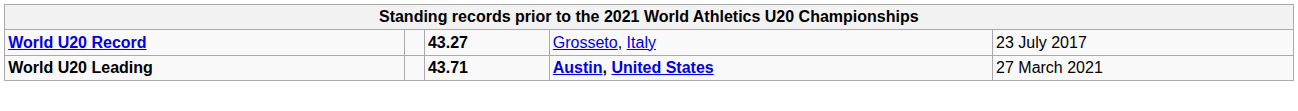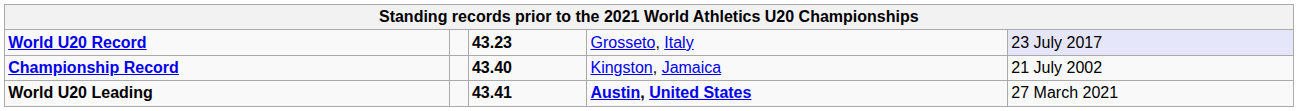(448, 42) 43.27 -> (492, 42) 43.23
(1041, 42) no background -> (1057, 42) lavender background
+ row: (94, 67)
(448, 67) 43.71 -> (492, 93) 43.41
